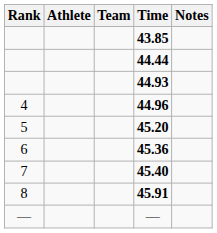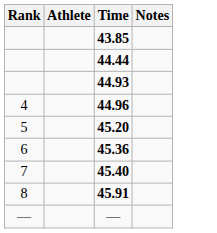- column: (114, 15)
